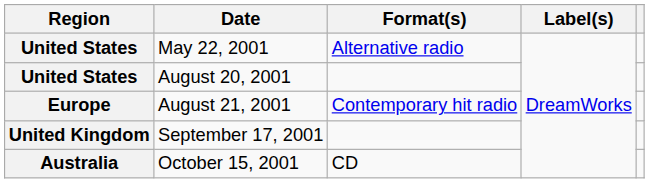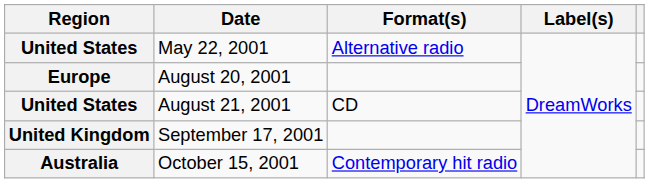(79, 76) United States -> (79, 76) Europe
(79, 105) Europe -> (79, 105) United States
(424, 105) Contemporary hit radio -> (345, 105) CD
(345, 163) CD -> (424, 163) Contemporary hit radio
